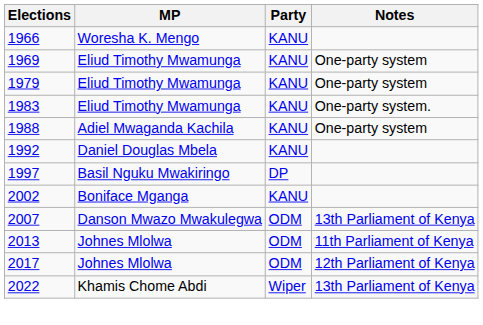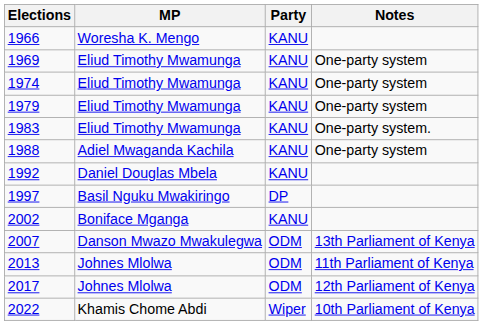+ row: (24, 83)
(395, 286) 13th Parliament of Kenya -> (395, 309) 10th Parliament of Kenya
